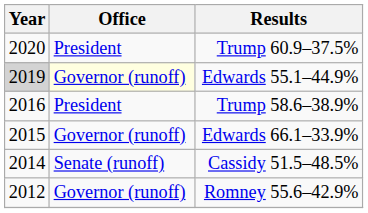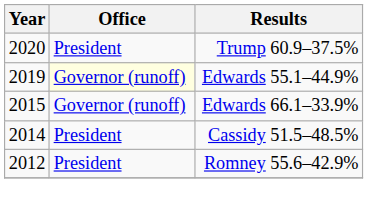(27, 76) lightgrey background -> (27, 76) no background
- row: (288, 105)
(109, 163) Senate (runoff) -> (88, 134) President
(120, 192) Governor (runoff) -> (88, 163) President
